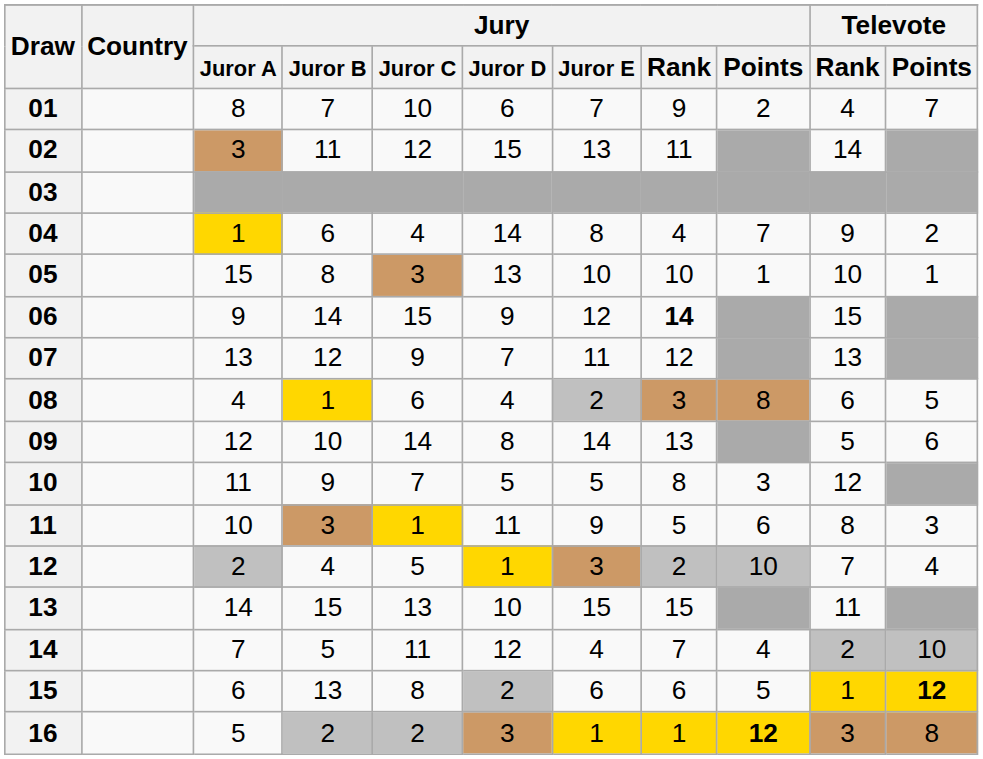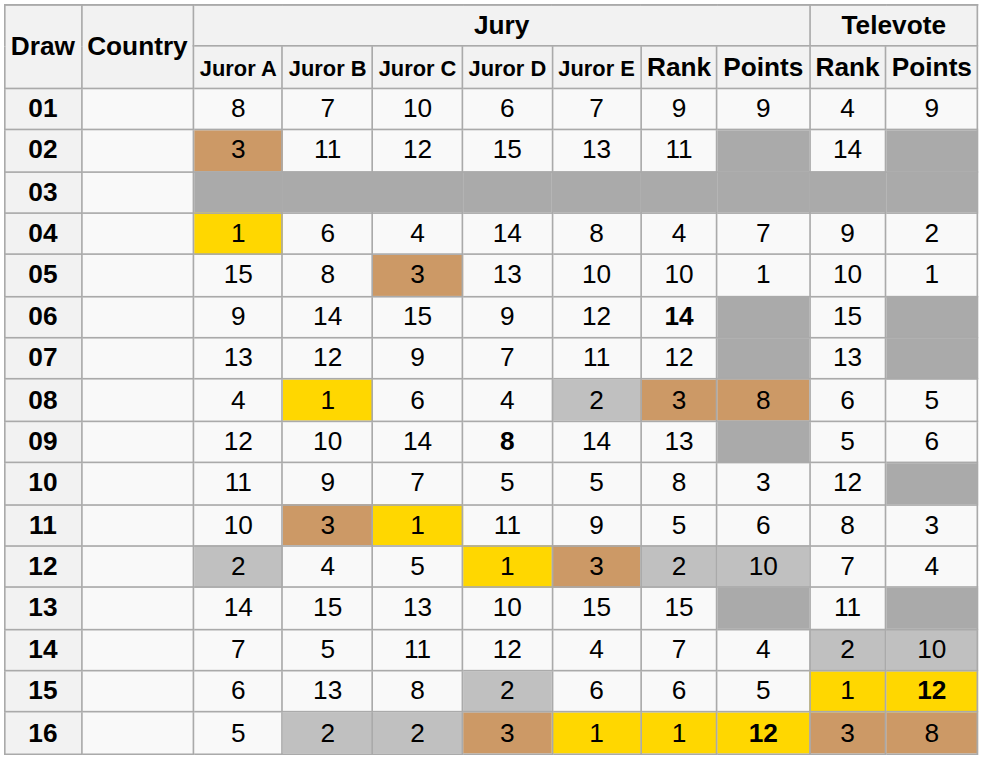(763, 108) 2 -> (763, 108) 9
(932, 108) 7 -> (932, 108) 9
(507, 441) normal -> (507, 441) bold
